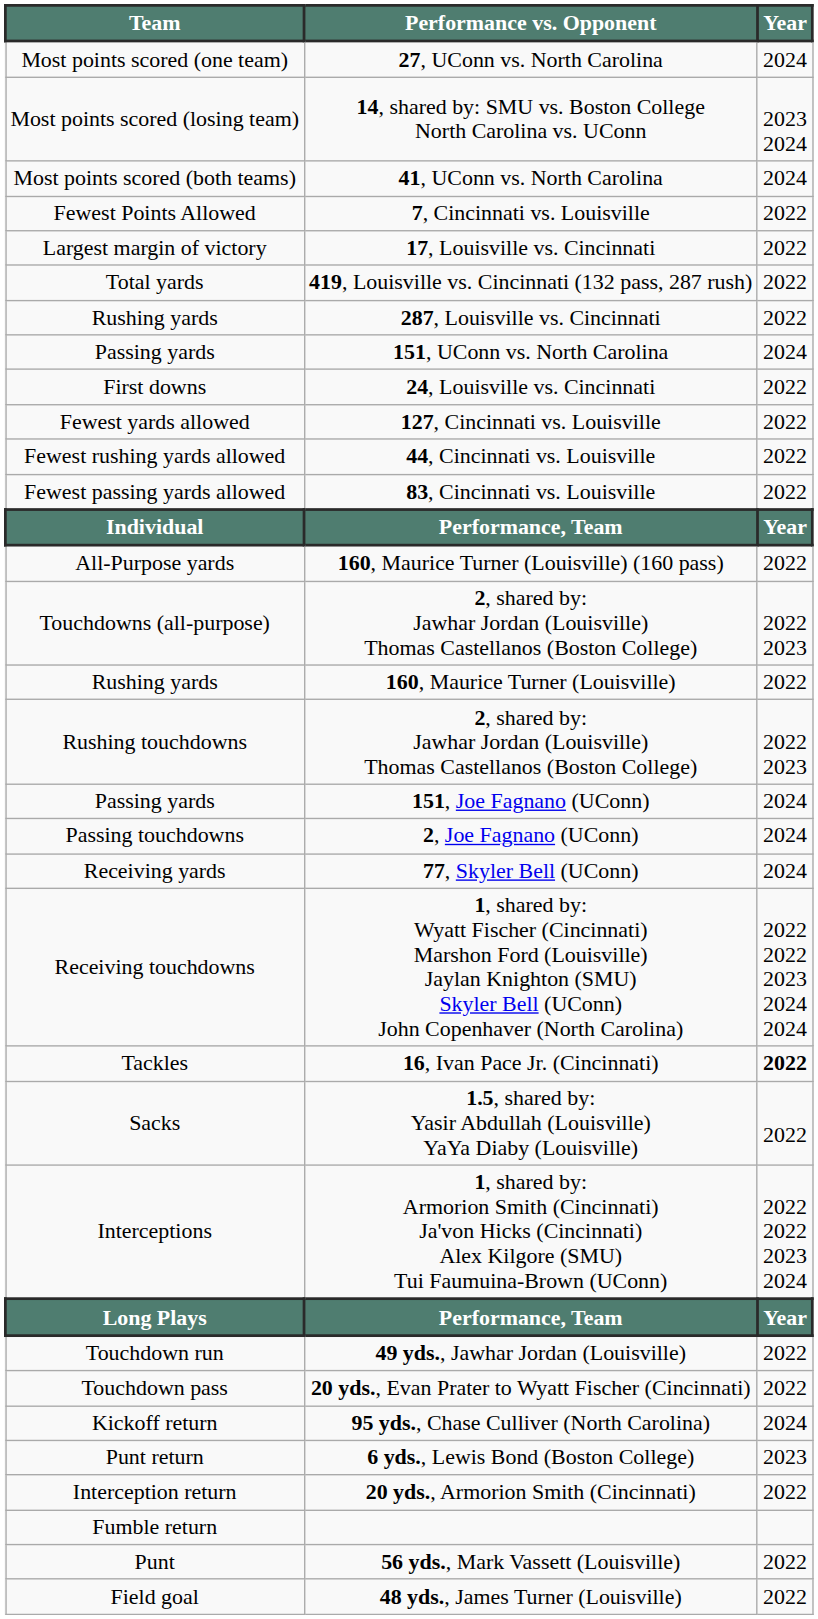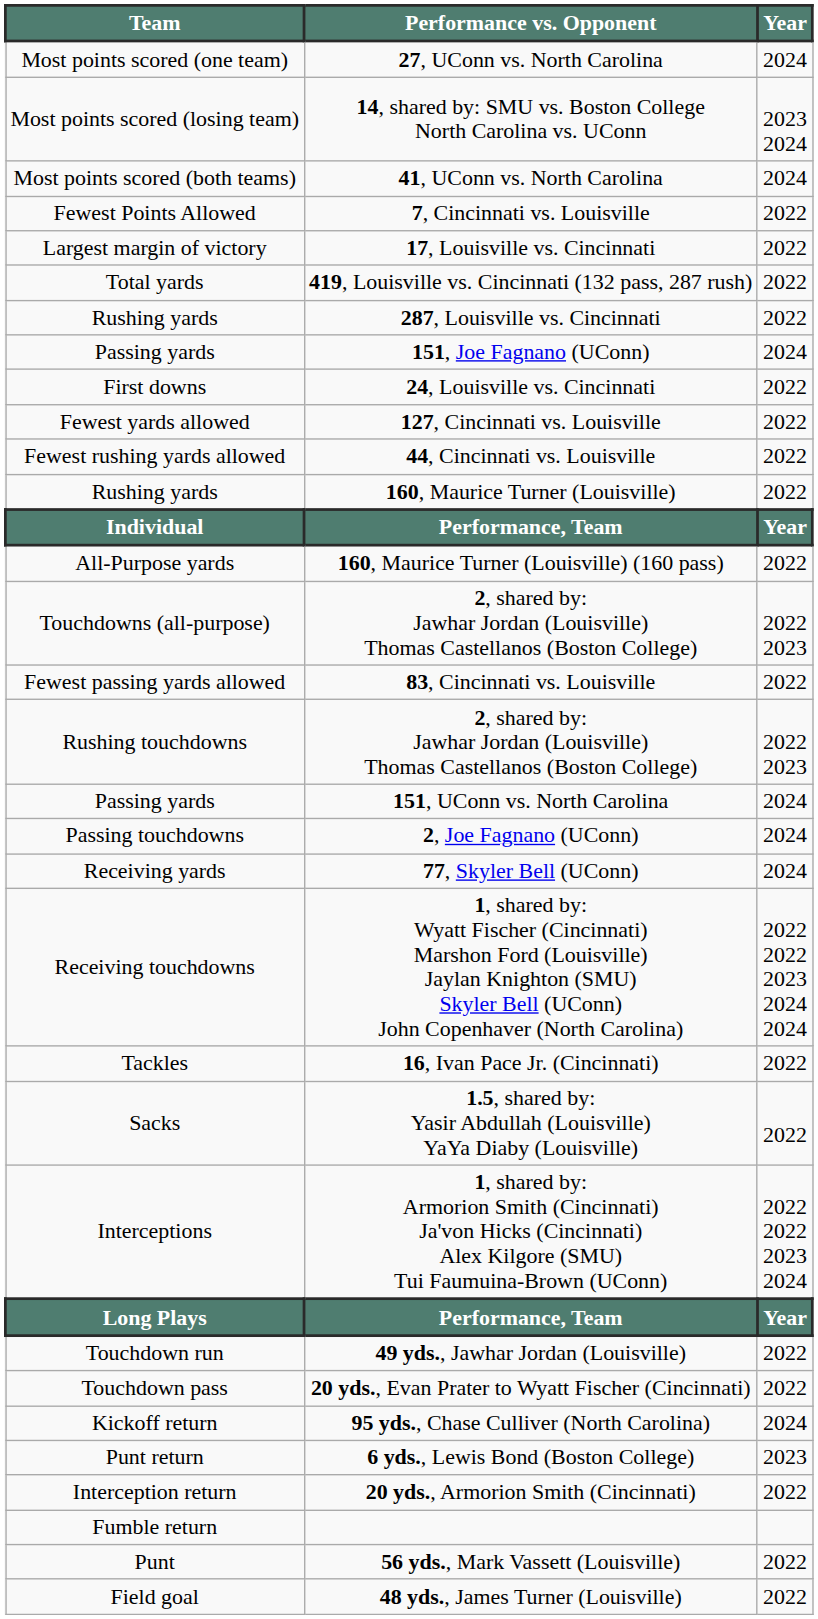rows swapped: (155, 352) <-> (155, 801)
rows swapped: (155, 491) <-> (155, 682)
(785, 1063) bold -> (785, 1063) normal
